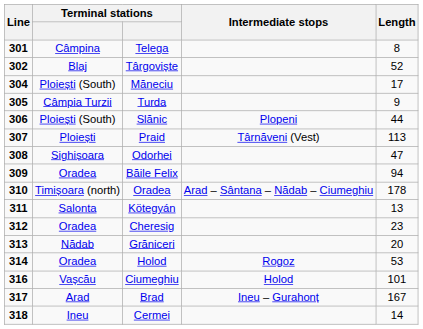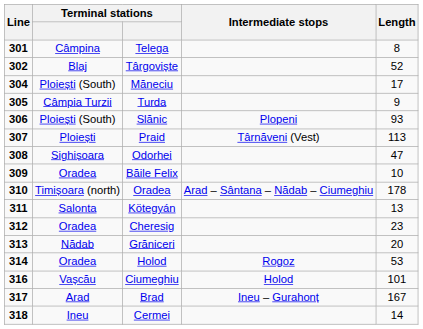(397, 119) 44 -> (397, 119) 93
(397, 173) 94 -> (397, 173) 10
